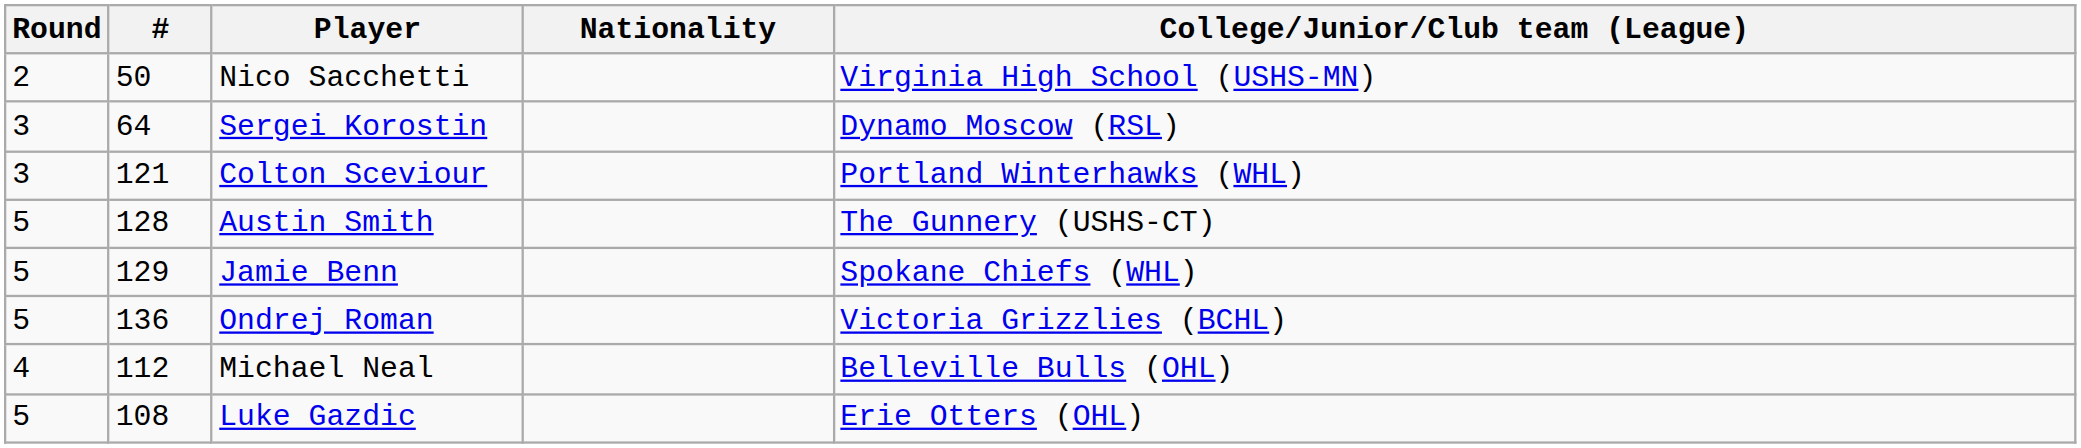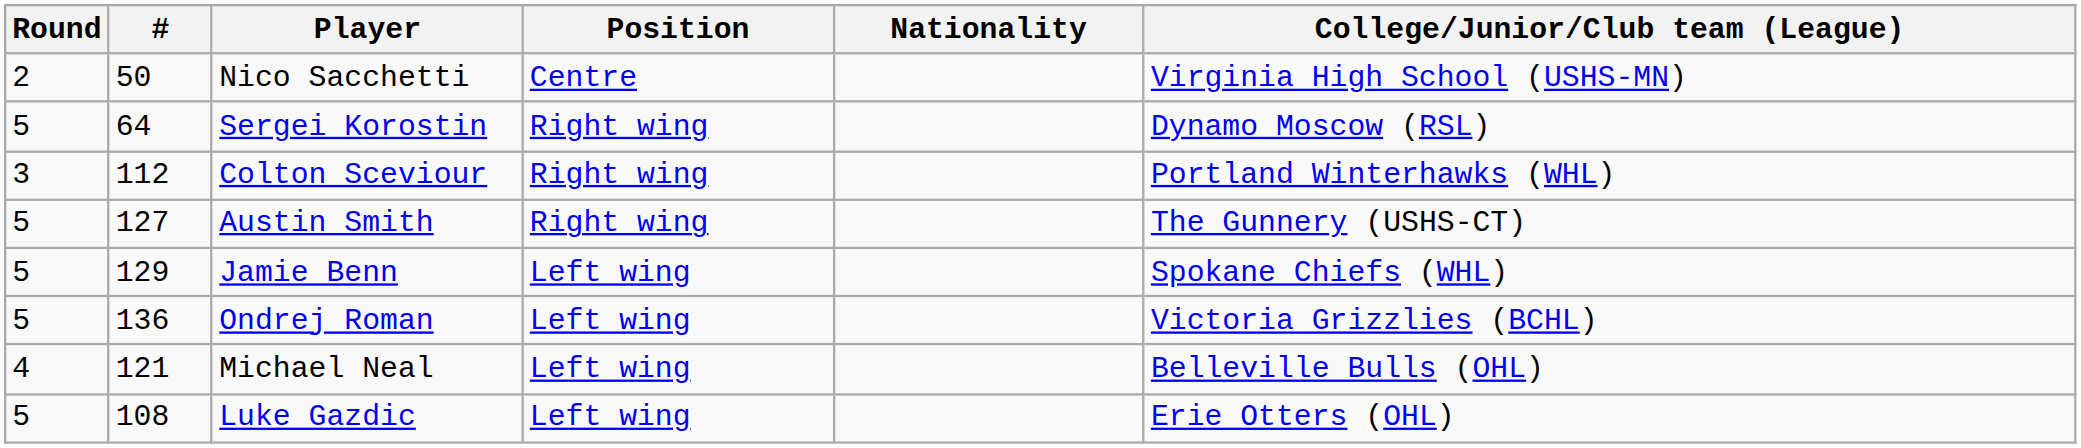+ column: (678, 29)
(21, 126) 3 -> (21, 126) 5
(143, 175) 121 -> (143, 175) 112
(143, 223) 128 -> (143, 223) 127
(143, 369) 112 -> (143, 369) 121
